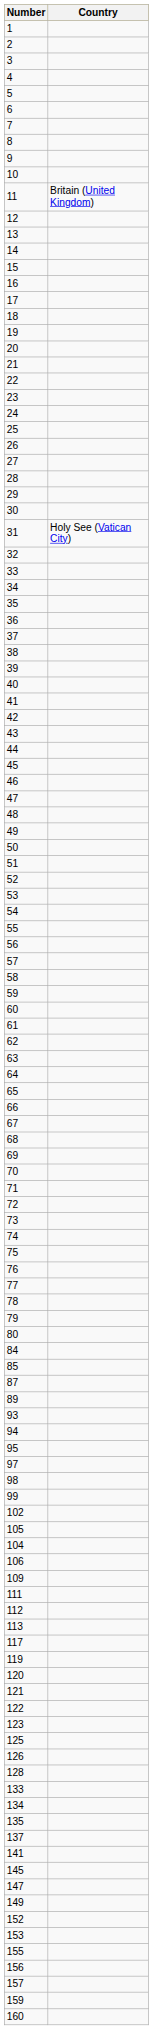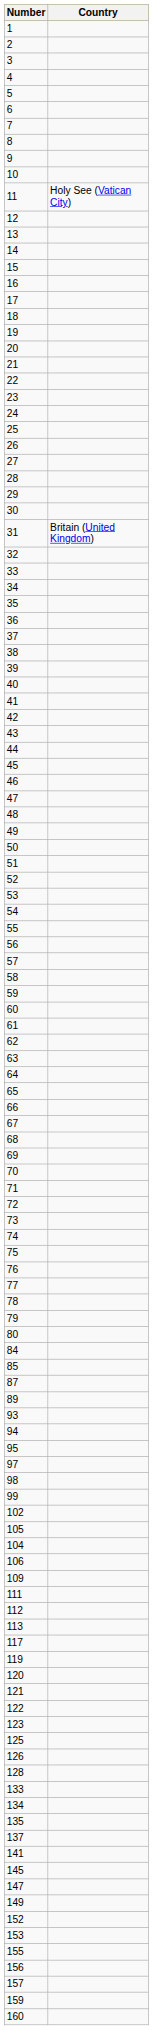(83, 197) Britain (United Kingdom) -> (91, 197) Holy See (Vatican City)
(91, 533) Holy See (Vatican City) -> (83, 533) Britain (United Kingdom)
